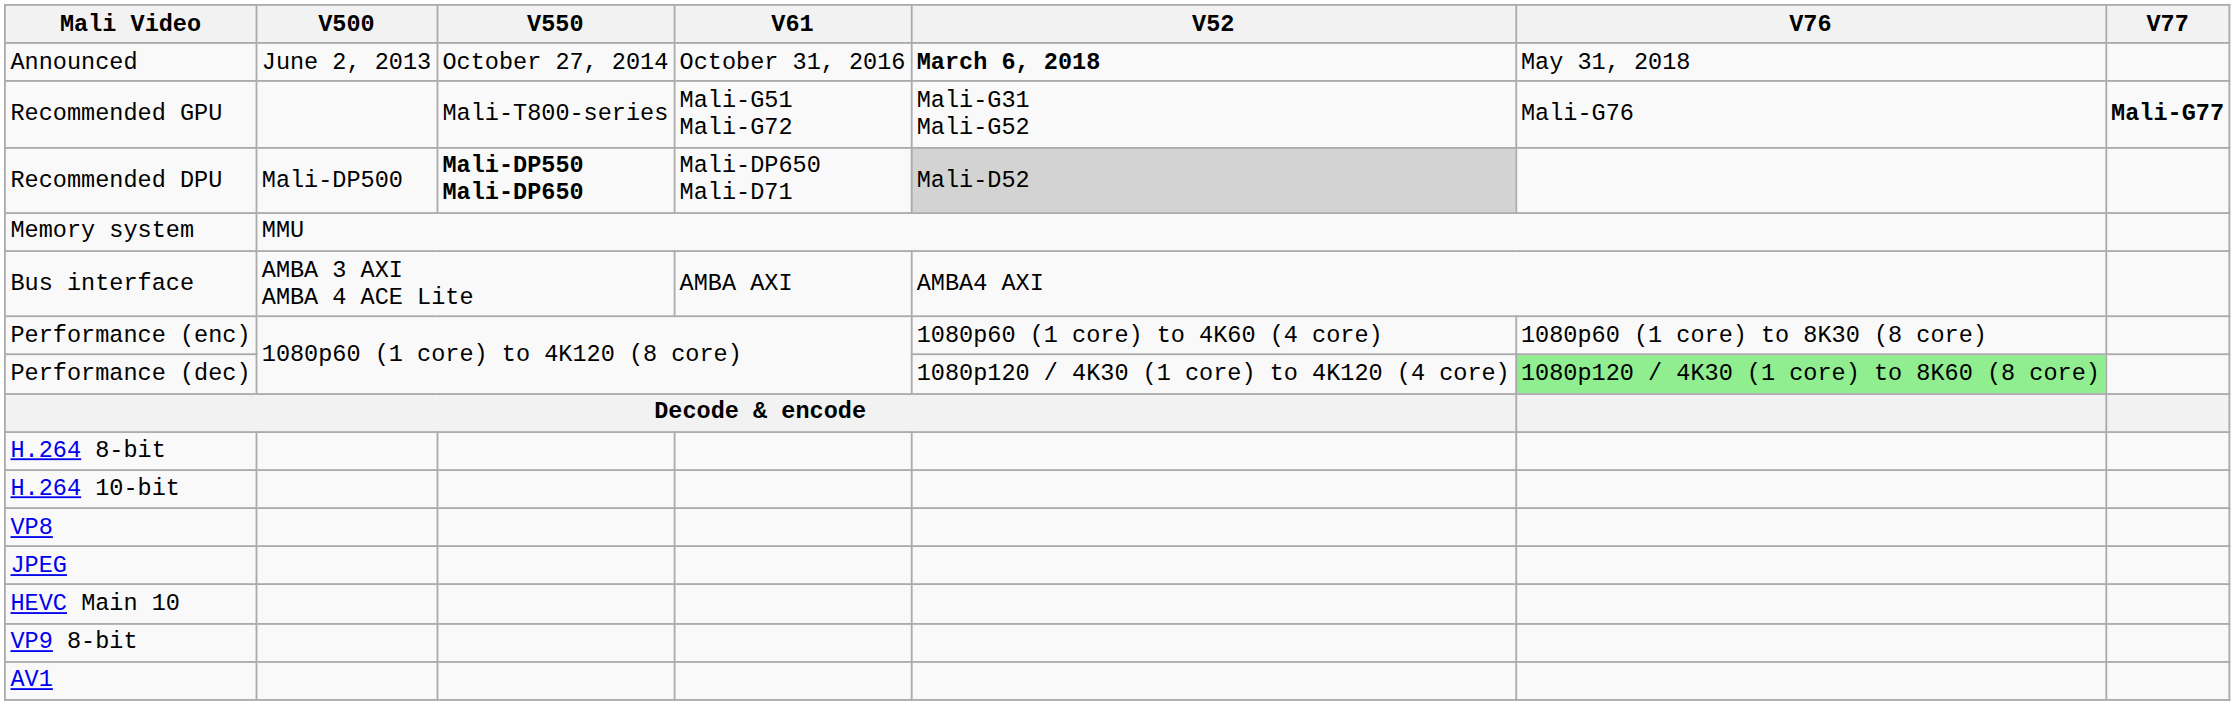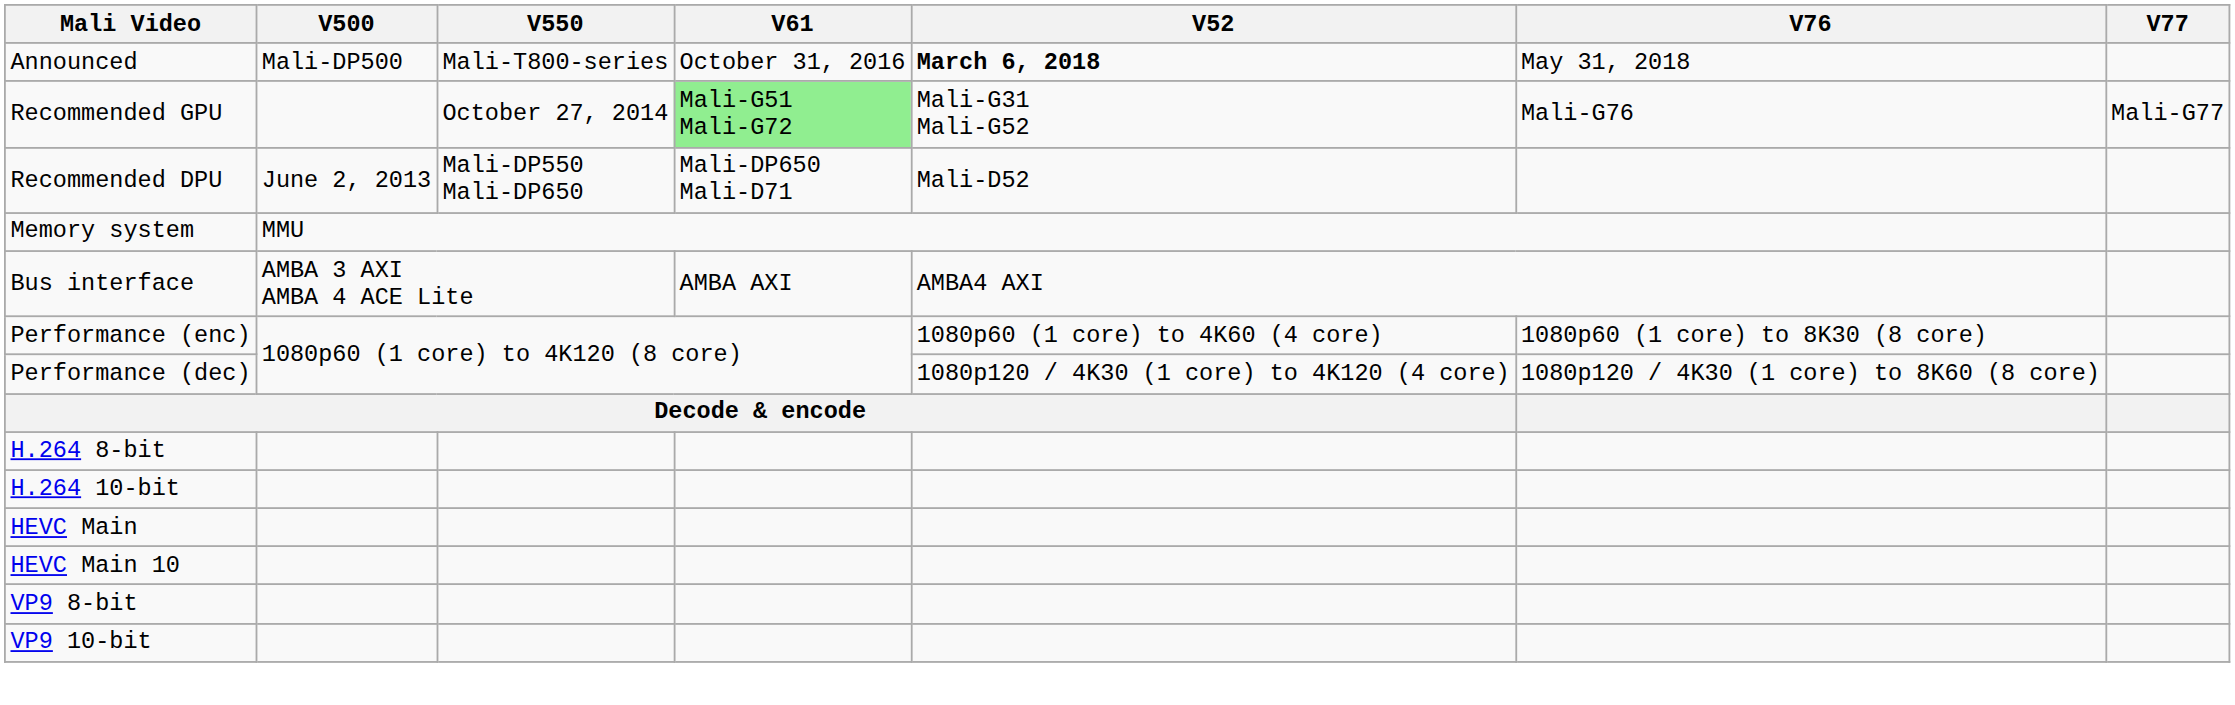(346, 62) June 2, 2013 -> (332, 62) Mali-DP500
(555, 62) October 27, 2014 -> (555, 62) Mali-T800-series
(555, 114) Mali-T800-series -> (555, 114) October 27, 2014
(736, 114) no background -> (736, 114) lightgreen background
(2168, 114) bold -> (2168, 114) normal
(332, 180) Mali-DP500 -> (346, 180) June 2, 2013
(513, 180) bold -> (513, 180) normal
(973, 180) lightgrey background -> (973, 180) no background
(1810, 374) lightgreen background -> (1810, 374) no background
- row: (32, 527)
- row: (39, 566)
+ row: (74, 527)
+ row: (81, 642)
- row: (32, 681)
